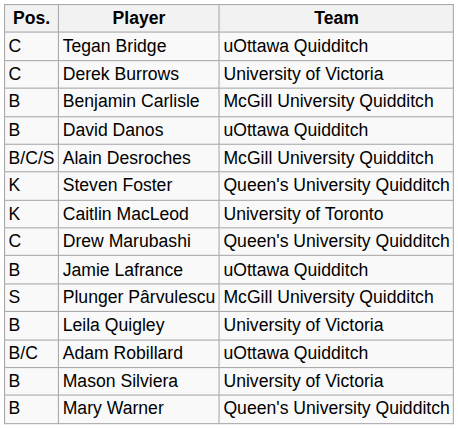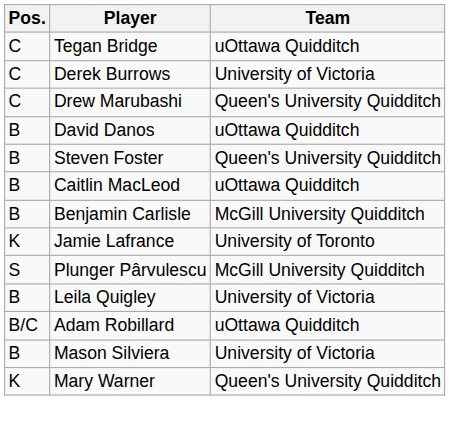rows swapped: (131, 102) <-> (127, 241)
- row: (127, 158)
(14, 185) K -> (14, 158) B
(14, 213) K -> (14, 185) B
(303, 213) University of Toronto -> (287, 185) uOttawa Quidditch
(14, 269) B -> (14, 241) K
(296, 269) uOttawa Quidditch -> (295, 241) University of Toronto
(14, 409) B -> (14, 381) K
